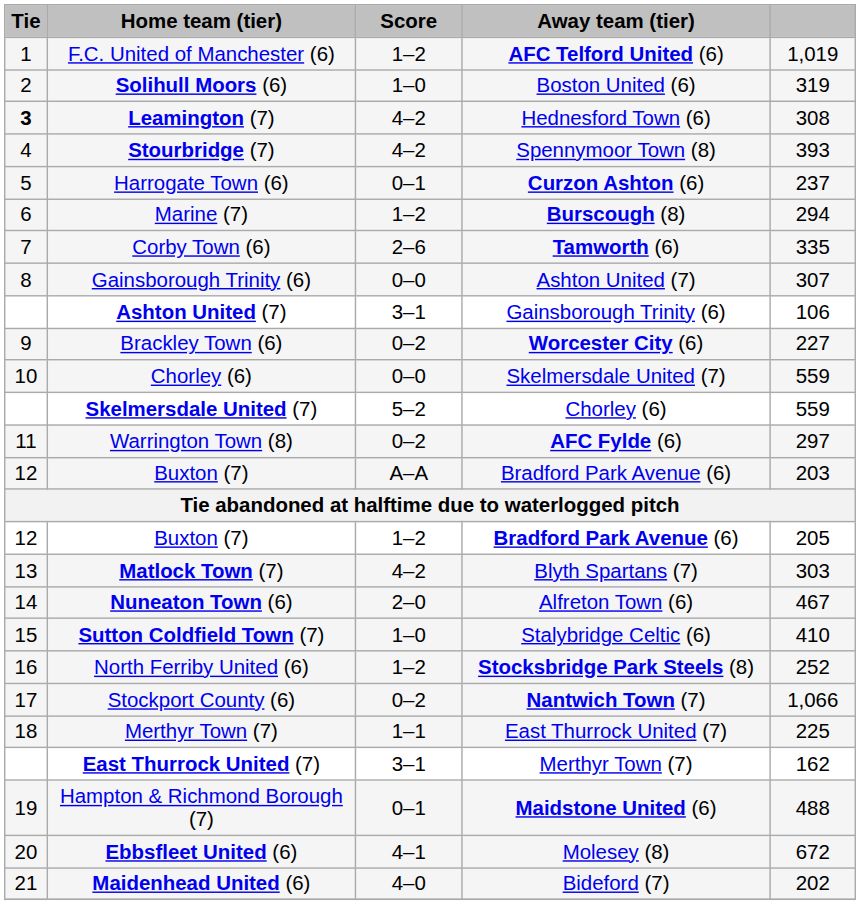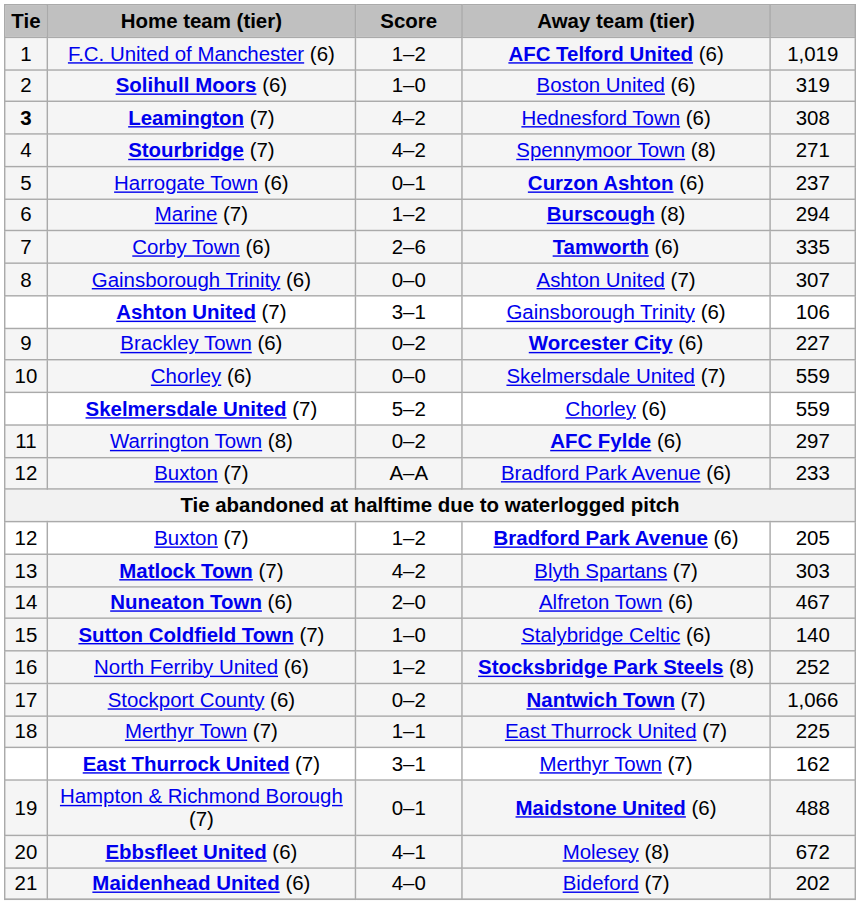(813, 150) 393 -> (813, 150) 271
(813, 474) 203 -> (813, 474) 233
(813, 635) 410 -> (813, 635) 140
